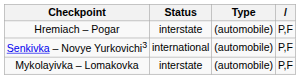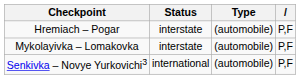rows swapped: (77, 65) <-> (77, 47)
